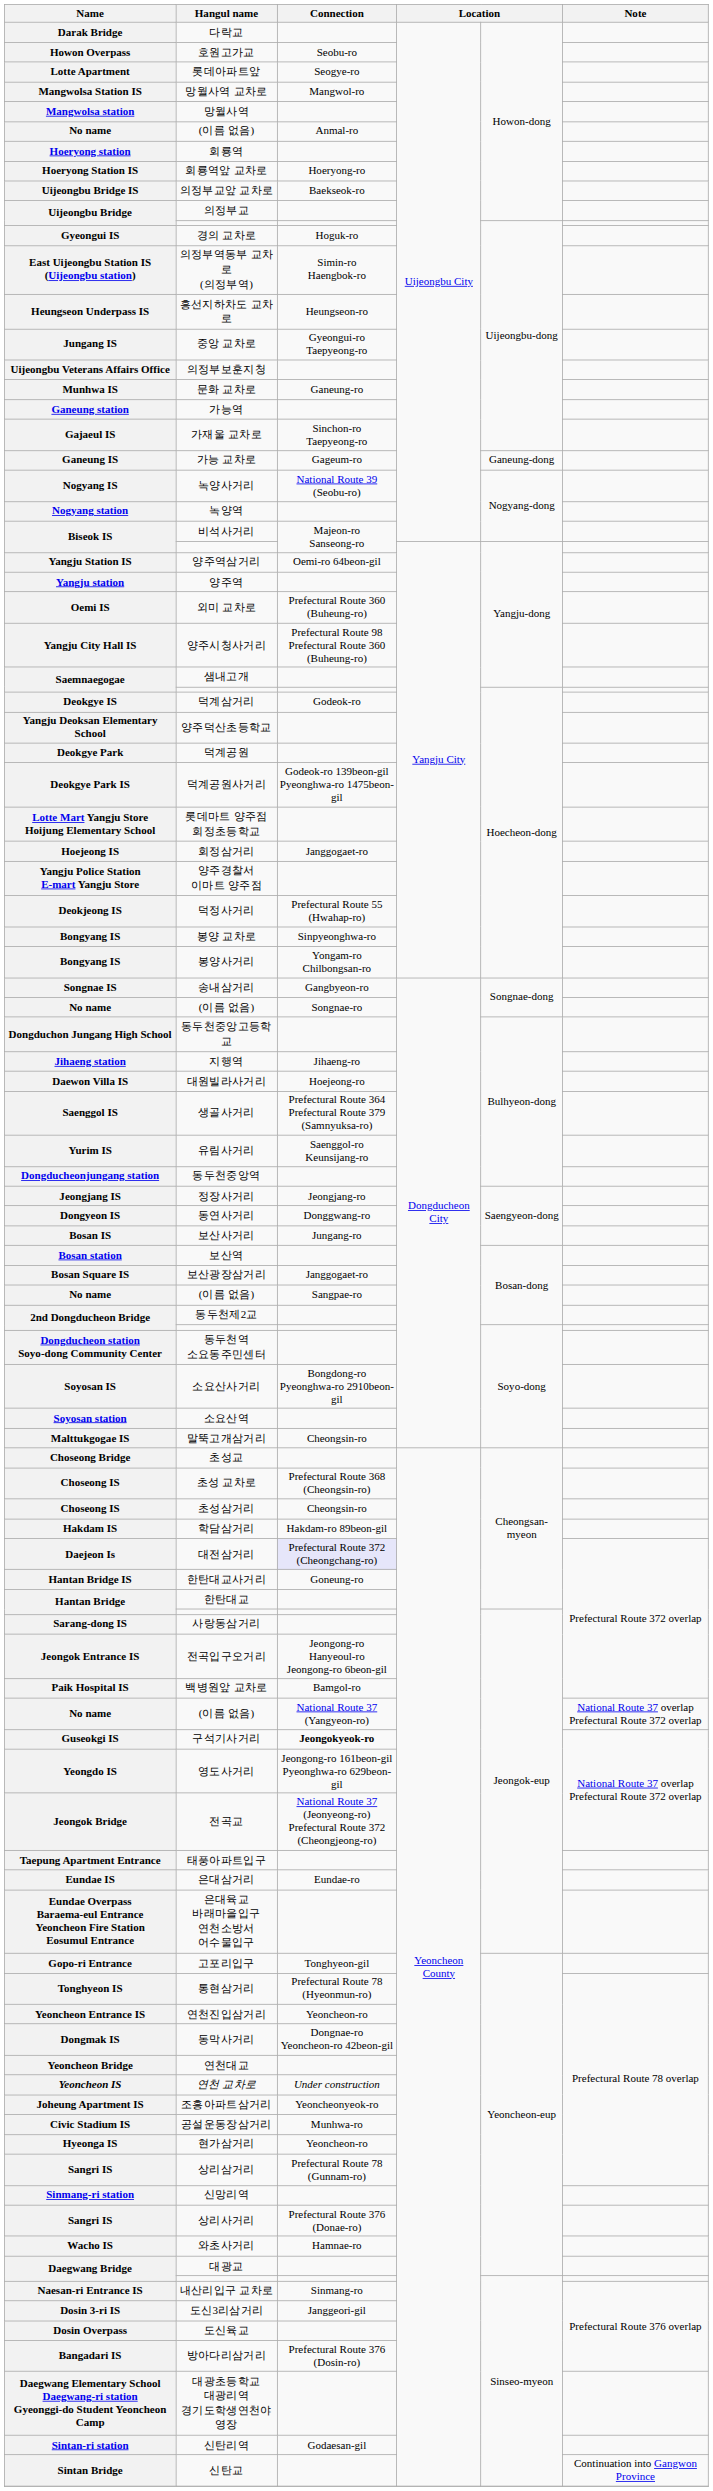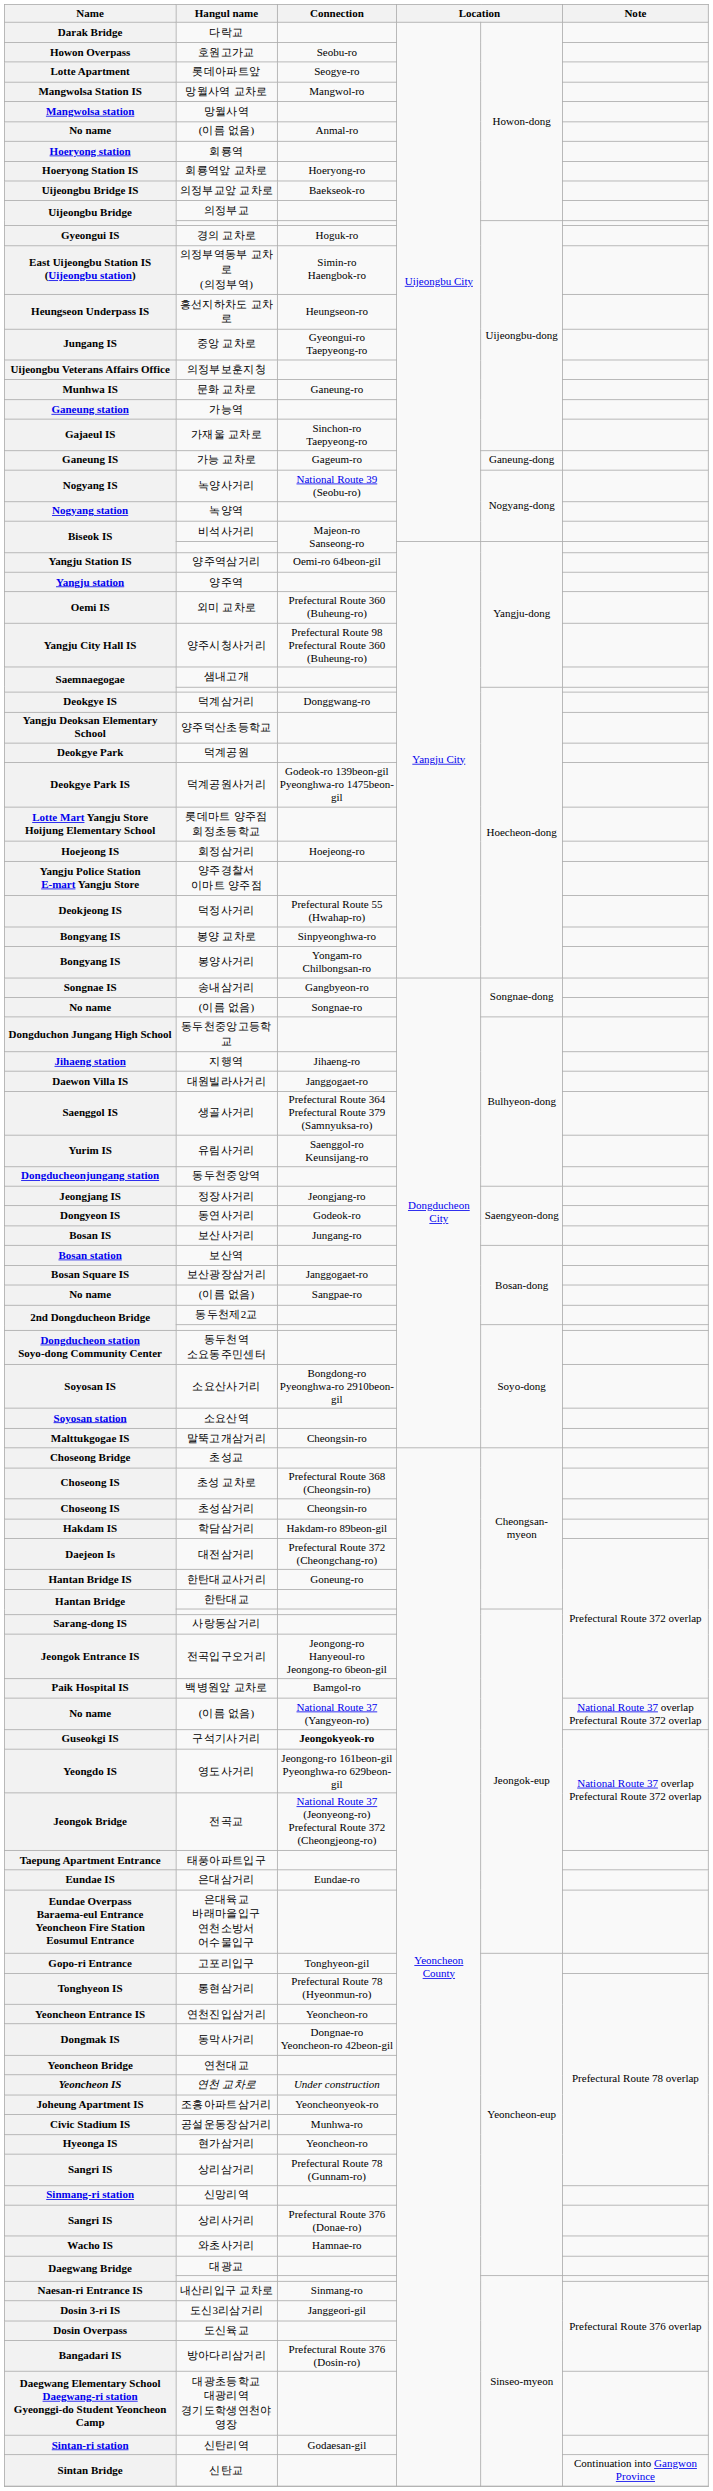(337, 701) Godeok-ro -> (337, 701) Donggwang-ro
(337, 850) Janggogaet-ro -> (337, 850) Hoejeong-ro
(337, 1080) Hoejeong-ro -> (337, 1080) Janggogaet-ro
(337, 1215) Donggwang-ro -> (337, 1215) Godeok-ro
(337, 1553) lavender background -> (337, 1553) no background
